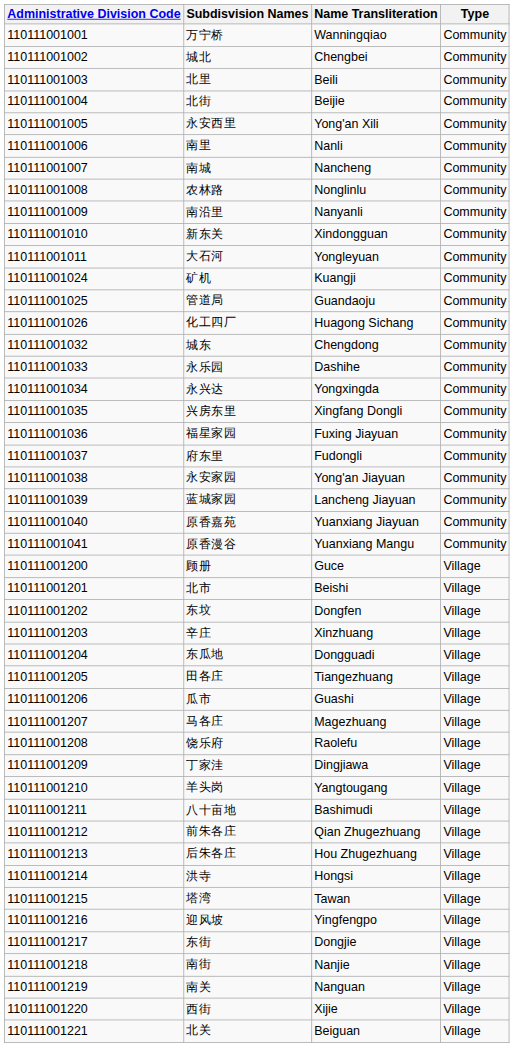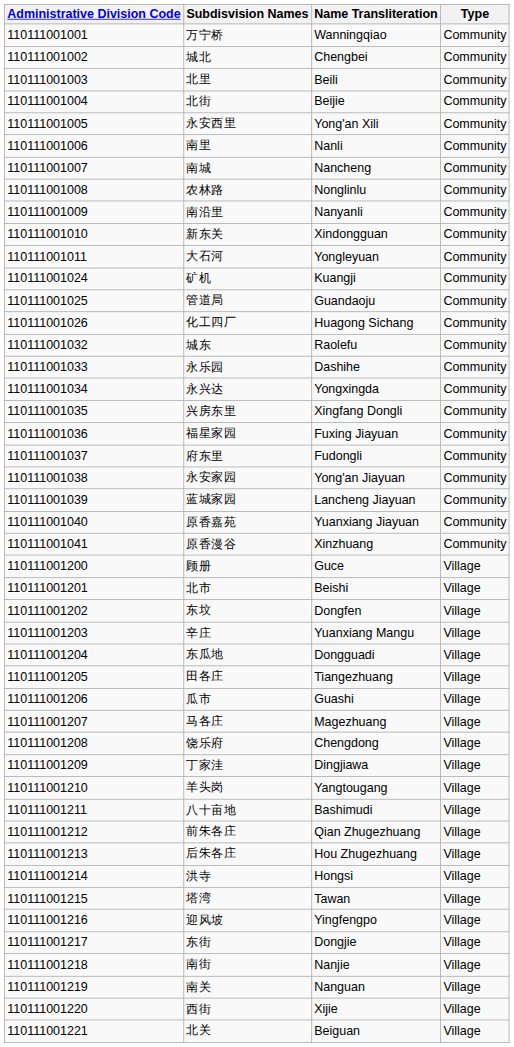(346, 345) Chengdong -> (336, 345) Raolefu
(364, 544) Yuanxiang Mangu -> (344, 544) Xinzhuang
(344, 632) Xinzhuang -> (364, 632) Yuanxiang Mangu
(336, 743) Raolefu -> (346, 743) Chengdong
